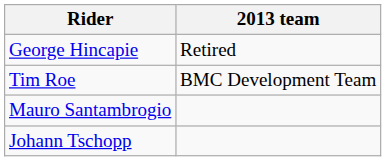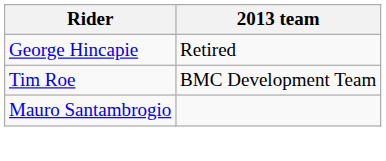- row: (70, 140)
